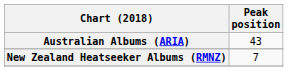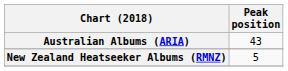(256, 57) 7 -> (256, 57) 5
